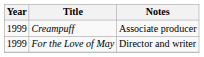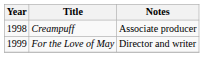(17, 28) 1999 -> (17, 28) 1998
